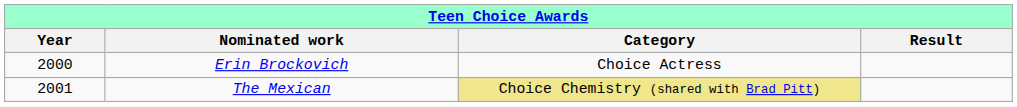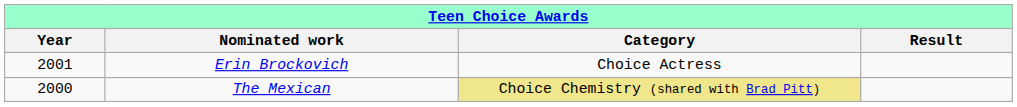(55, 65) 2000 -> (55, 65) 2001
(55, 89) 2001 -> (55, 89) 2000
